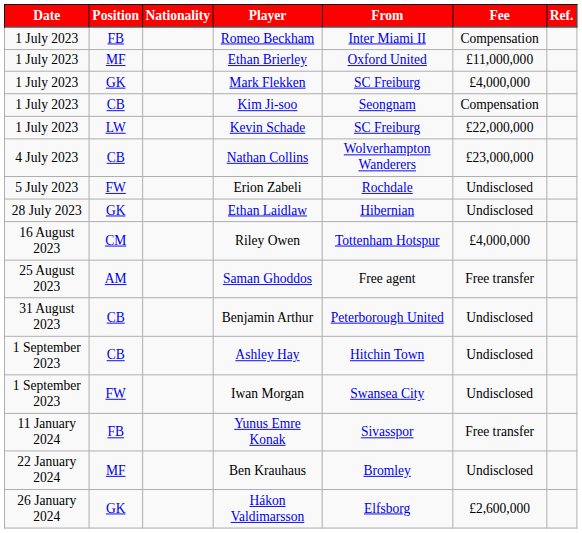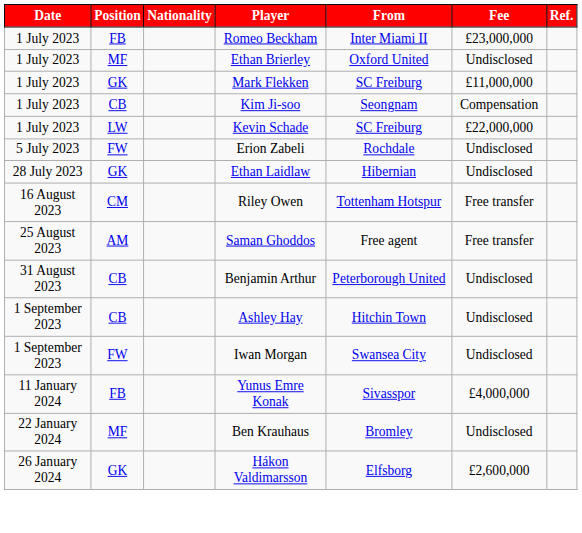(500, 38) Compensation -> (499, 38) £23,000,000
(500, 60) £11,000,000 -> (499, 60) Undisclosed
(500, 83) £4,000,000 -> (499, 83) £11,000,000
- row: (267, 157)
(500, 240) £4,000,000 -> (499, 202) Free transfer
(500, 432) Free transfer -> (499, 394) £4,000,000
